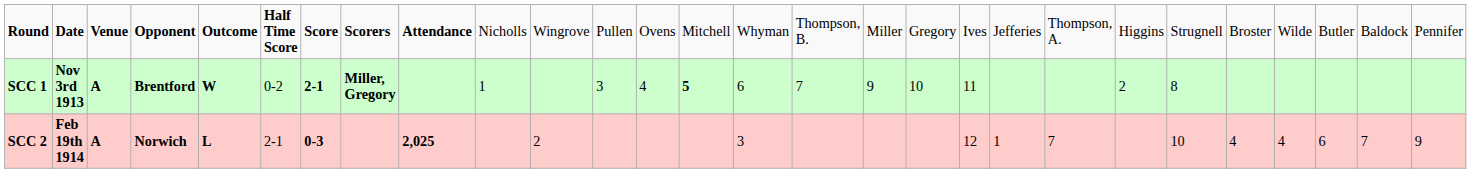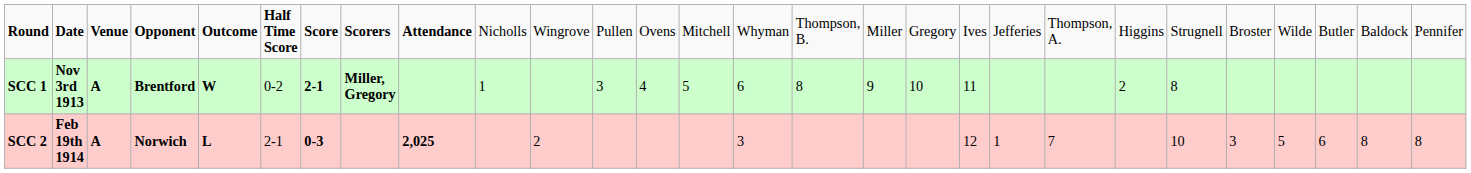(686, 86) bold -> (686, 86) normal
(799, 86) 7 -> (799, 86) 8
(1233, 141) 4 -> (1233, 141) 3
(1281, 141) 4 -> (1281, 141) 5
(1364, 141) 7 -> (1364, 141) 8
(1418, 141) 9 -> (1418, 141) 8
